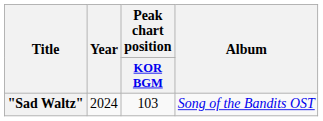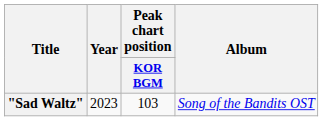(104, 104) 2024 -> (104, 104) 2023
